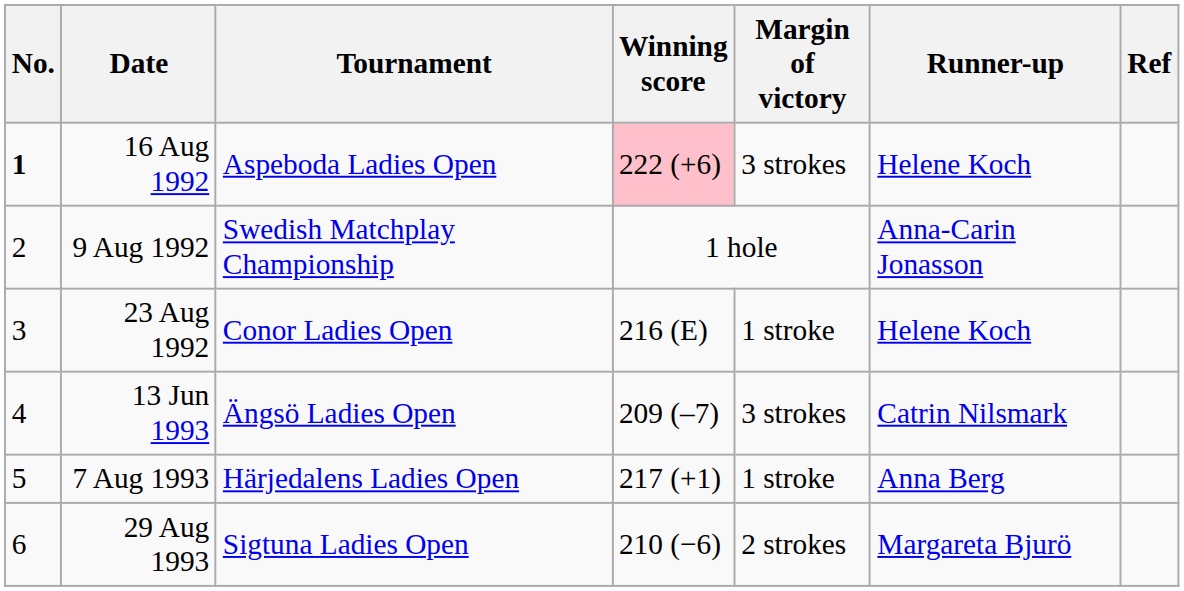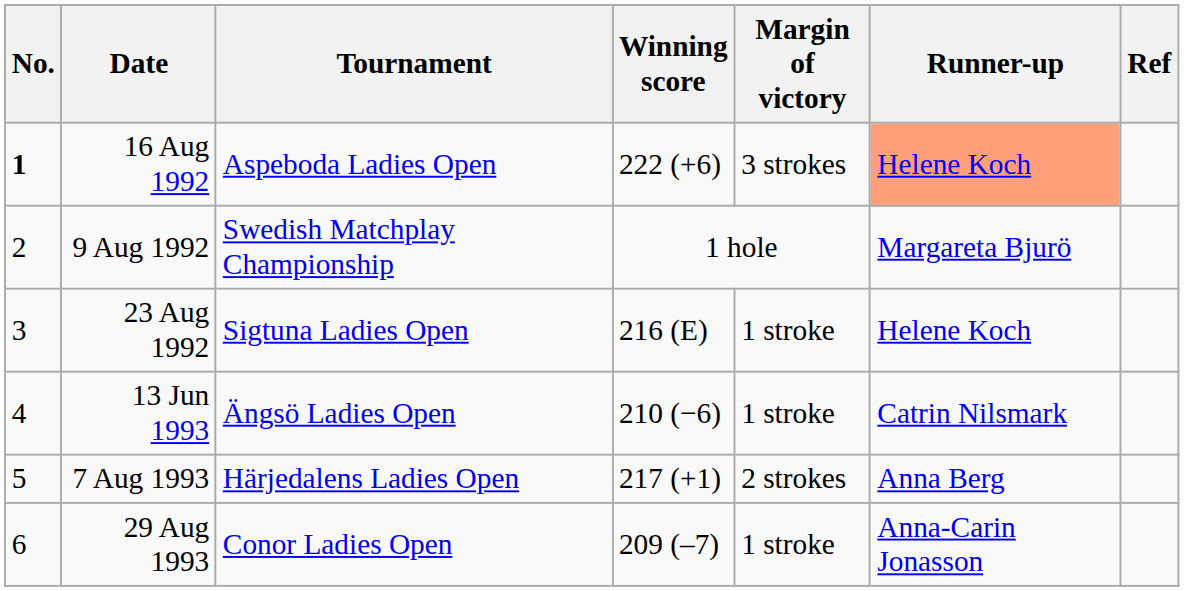(670, 164) pink background -> (670, 164) no background
(954, 164) no background -> (954, 164) lightsalmon background
(947, 247) Anna-Carin Jonasson -> (974, 247) Margareta Bjurö
(338, 330) Conor Ladies Open -> (346, 330) Sigtuna Ladies Open
(669, 413) 209 (–7) -> (670, 413) 210 (−6)
(794, 413) 3 strokes -> (788, 413) 1 stroke
(788, 479) 1 stroke -> (794, 479) 2 strokes
(346, 544) Sigtuna Ladies Open -> (338, 544) Conor Ladies Open
(670, 544) 210 (−6) -> (669, 544) 209 (–7)
(794, 544) 2 strokes -> (788, 544) 1 stroke
(974, 544) Margareta Bjurö -> (947, 544) Anna-Carin Jonasson
